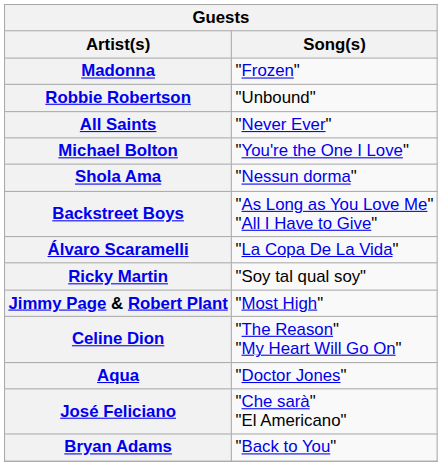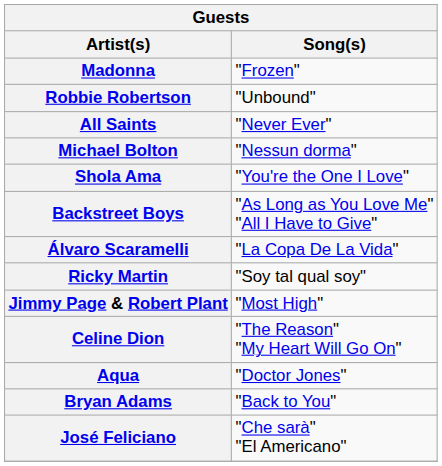(322, 151) "You're the One I Love" -> (296, 151) "Nessun dorma"
(296, 177) "Nessun dorma" -> (322, 177) "You're the One I Love"
rows swapped: (118, 447) <-> (118, 411)
